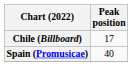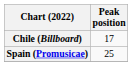(109, 54) 40 -> (109, 54) 25
